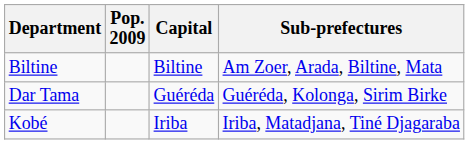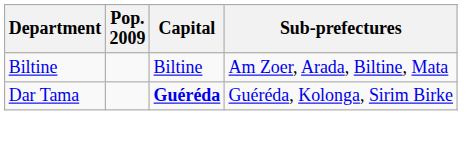(184, 95) normal -> (187, 95) bold
- row: (28, 124)
